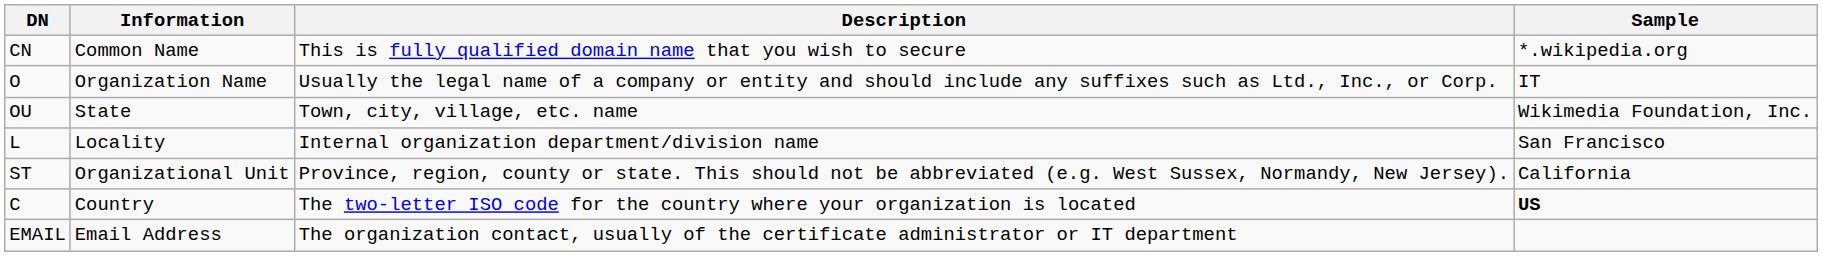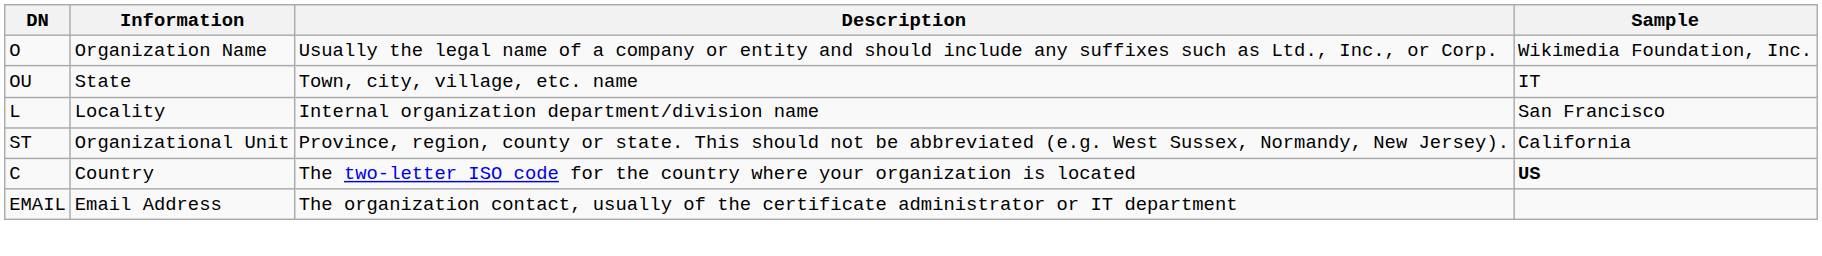- row: (21, 51)
(1529, 82) IT -> (1665, 51) Wikimedia Foundation, Inc.
(1665, 112) Wikimedia Foundation, Inc. -> (1529, 82) IT
